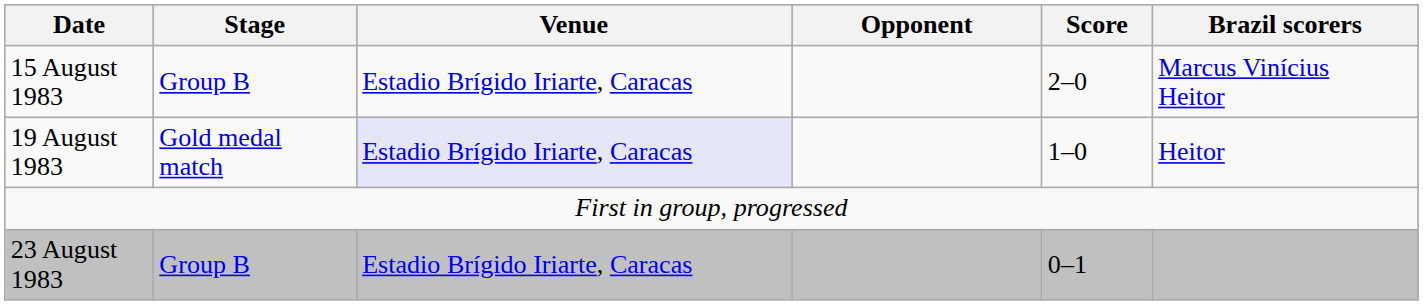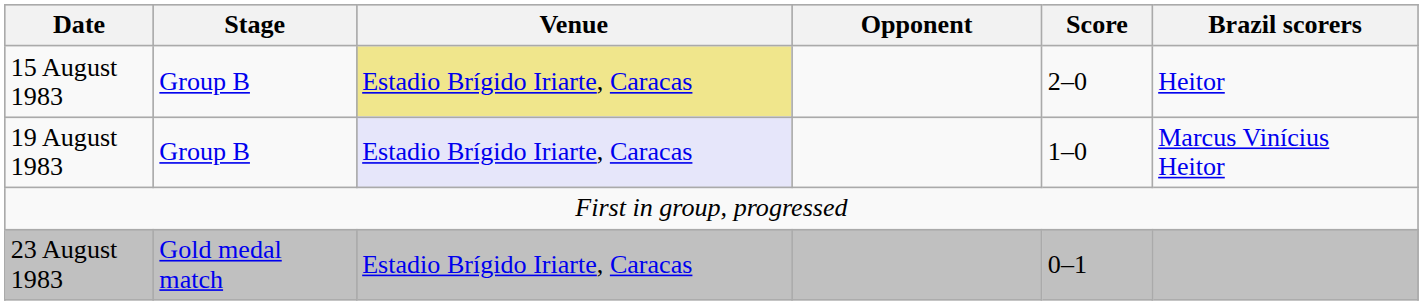(527, 81) no background -> (527, 81) khaki background
(1244, 81) Marcus Vinícius Heitor -> (1191, 81) Heitor
(221, 151) Gold medal match -> (205, 151) Group B
(1191, 151) Heitor -> (1244, 151) Marcus Vinícius Heitor
(205, 263) Group B -> (221, 263) Gold medal match
